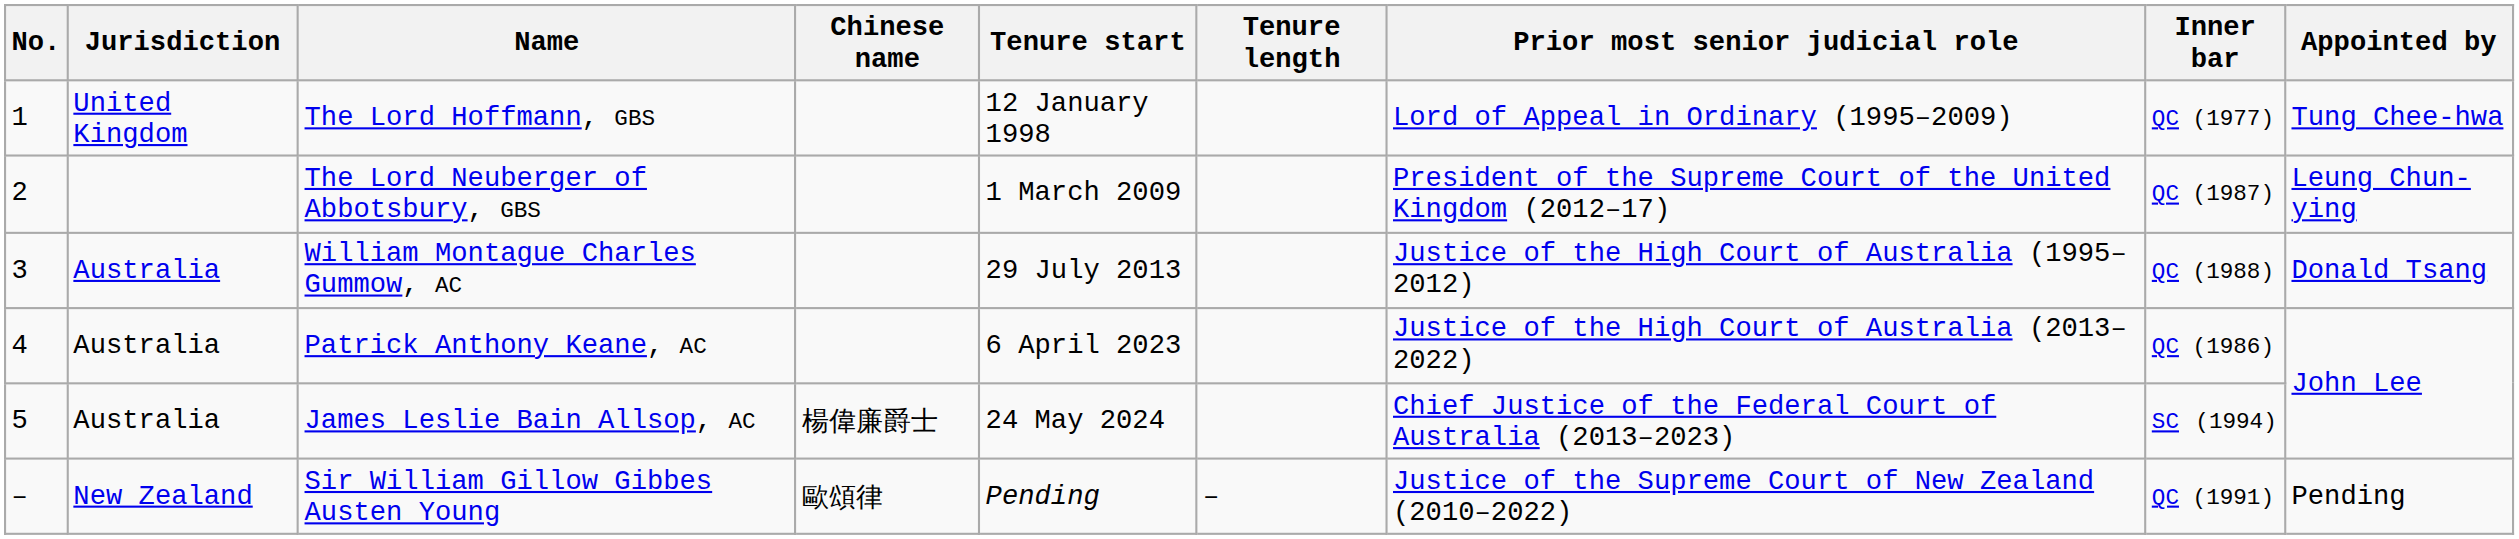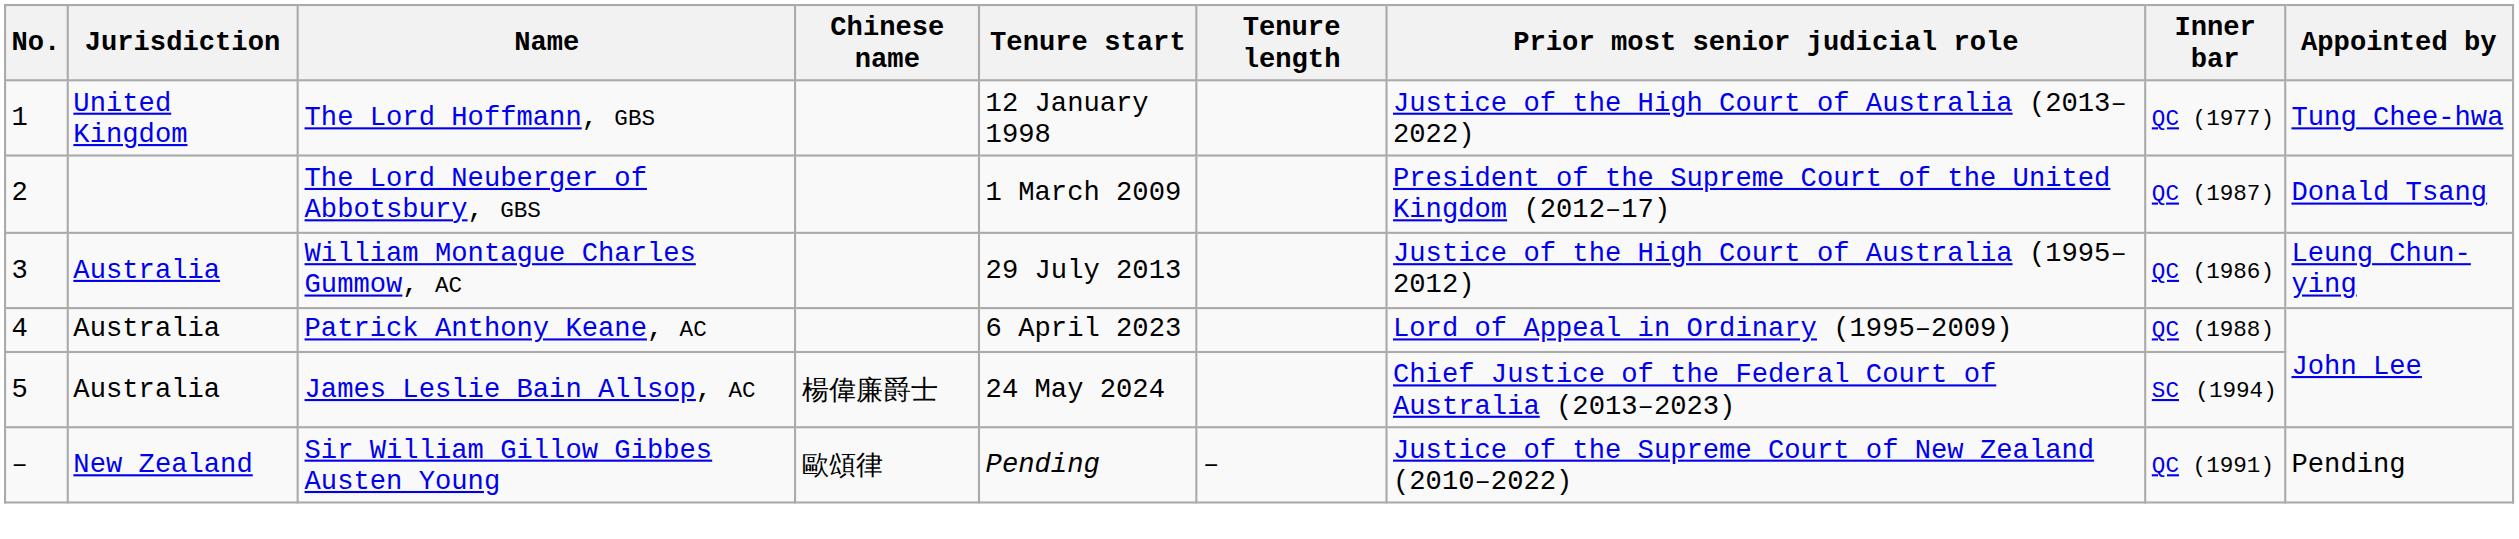(1703, 118) Lord of Appeal in Ordinary (1995–2009) -> (1760, 118) Justice of the High Court of Australia (2013–2022)
(2381, 194) Leung Chun-ying -> (2389, 194) Donald Tsang
(2213, 271) QC (1988) -> (2213, 271) QC (1986)
(2389, 270) Donald Tsang -> (2381, 270) Leung Chun-ying
(1760, 345) Justice of the High Court of Australia (2013–2022) -> (1703, 330) Lord of Appeal in Ordinary (1995–2009)
(2213, 346) QC (1986) -> (2213, 331) QC (1988)
